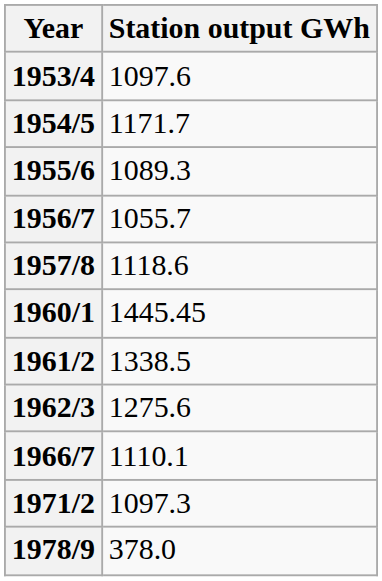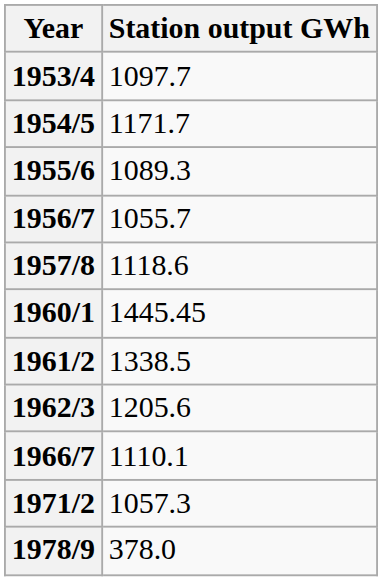(150, 75) 1097.6 -> (150, 75) 1097.7
(150, 407) 1275.6 -> (150, 407) 1205.6
(150, 502) 1097.3 -> (150, 502) 1057.3
